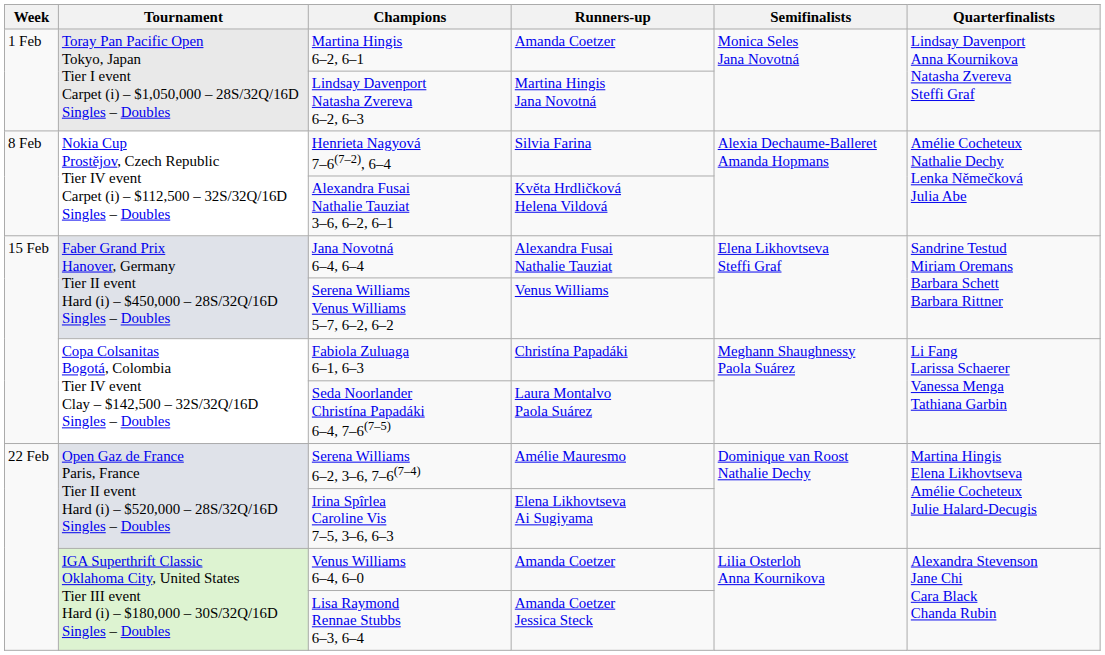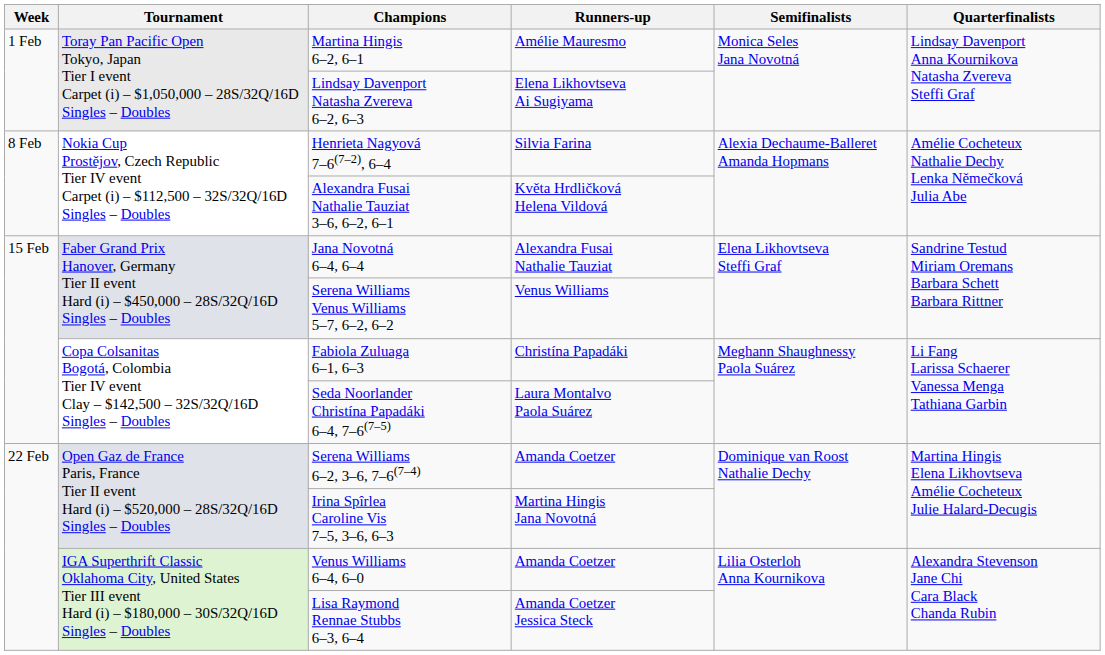(565, 41) Amanda Coetzer -> (570, 41) Amélie Mauresmo
(560, 92) Martina Hingis Jana Novotná -> (570, 92) Elena Likhovtseva Ai Sugiyama
(570, 455) Amélie Mauresmo -> (565, 455) Amanda Coetzer
(570, 509) Elena Likhovtseva Ai Sugiyama -> (560, 509) Martina Hingis Jana Novotná
